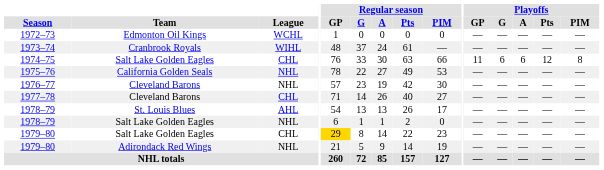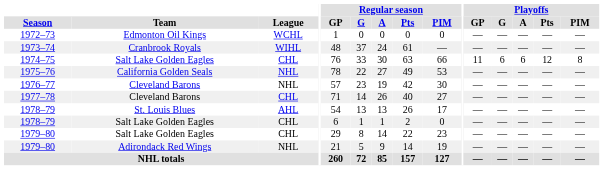(288, 121) NHL -> (288, 121) CHL
(336, 134) gold background -> (336, 134) no background
